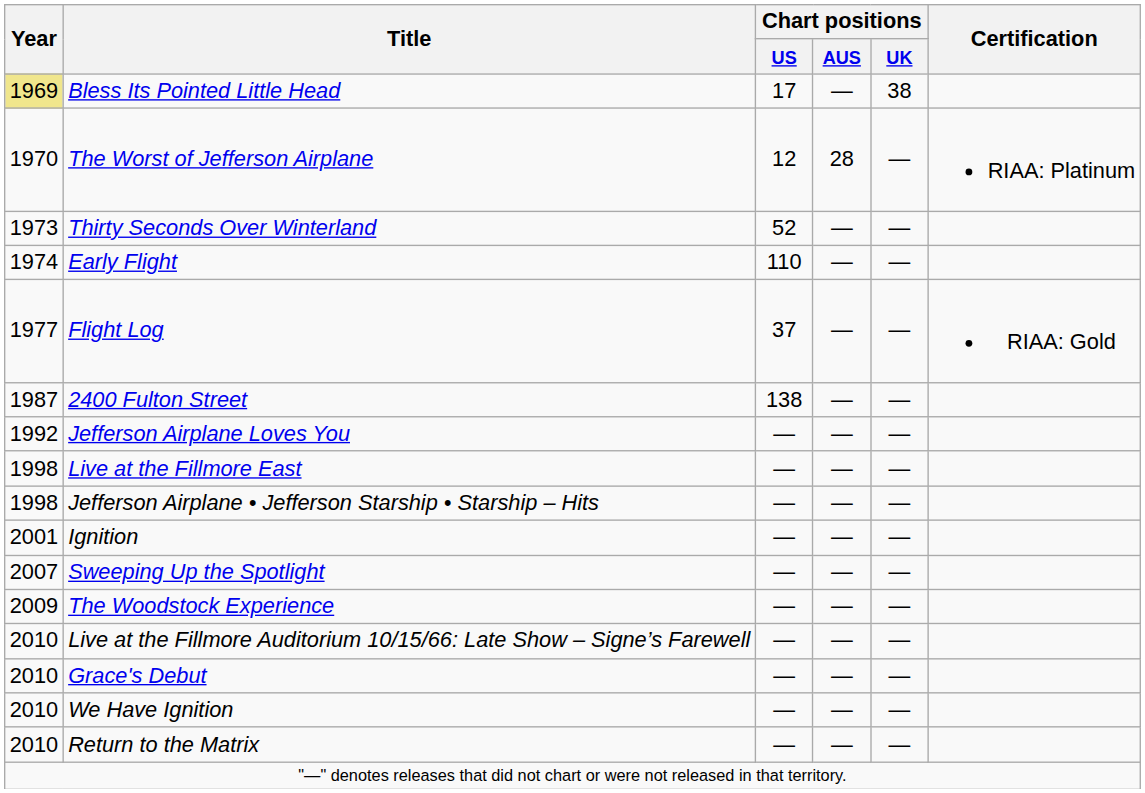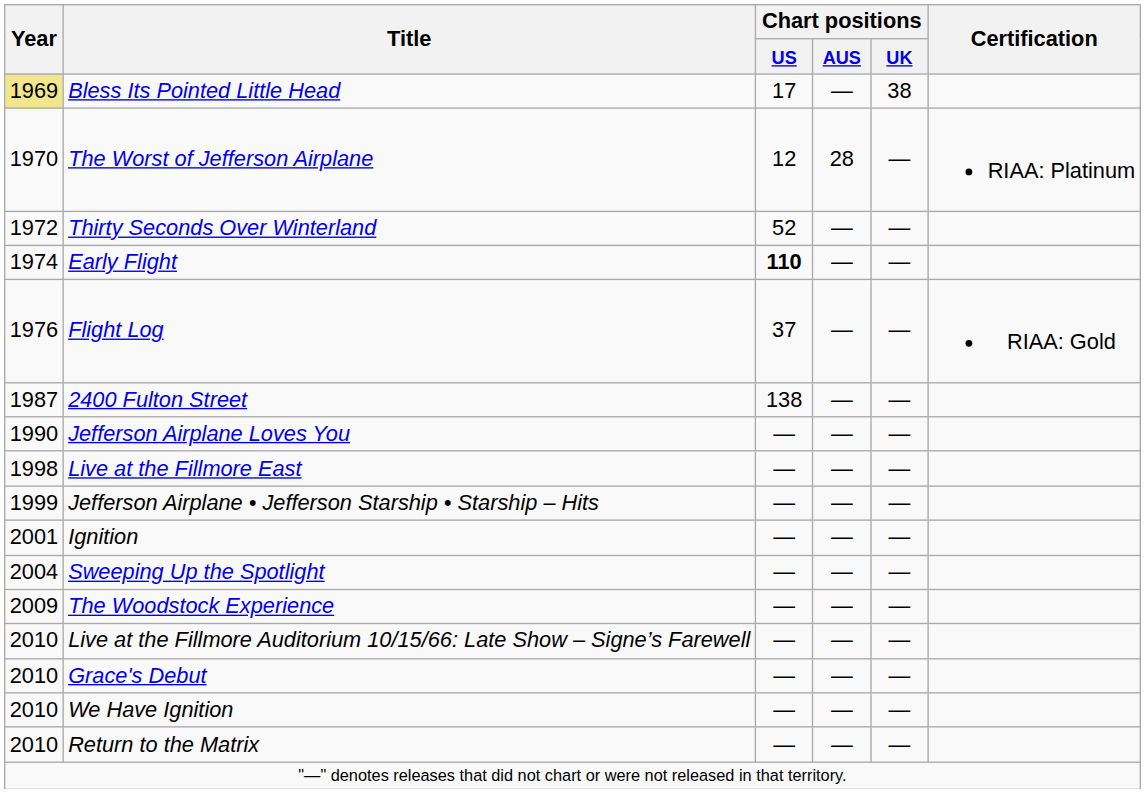(34, 227) 1973 -> (34, 227) 1972
(784, 262) normal -> (784, 262) bold
(34, 330) 1977 -> (34, 330) 1976
(34, 433) 1992 -> (34, 433) 1990
(34, 502) 1998 -> (34, 502) 1999
(34, 571) 2007 -> (34, 571) 2004
